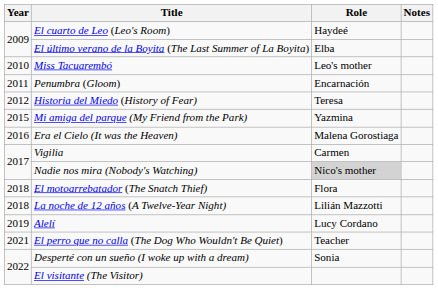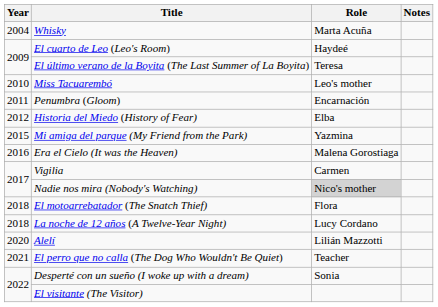+ row: (50, 30)
(324, 48) Elba -> (329, 65) Teresa
(329, 100) Teresa -> (324, 118) Elba
(348, 205) Lilián Mazzotti -> (346, 223) Lucy Cordano
(18, 223) 2019 -> (18, 240) 2020
(346, 223) Lucy Cordano -> (348, 240) Lilián Mazzotti
